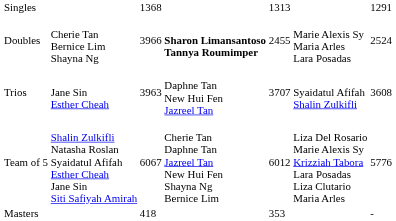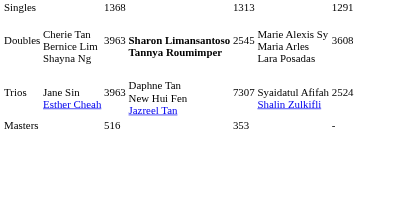(151, 40) 3966 -> (115, 40) 3963
(280, 40) 2455 -> (244, 40) 2545
(381, 40) 2524 -> (343, 40) 3608
(280, 92) 3707 -> (244, 92) 7307
(381, 92) 3608 -> (343, 92) 2524
- row: (26, 162)
(148, 214) 418 -> (112, 125) 516
